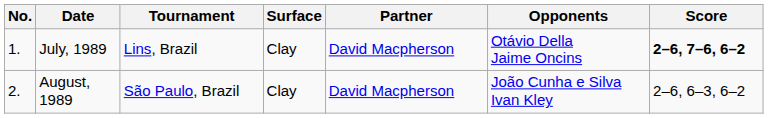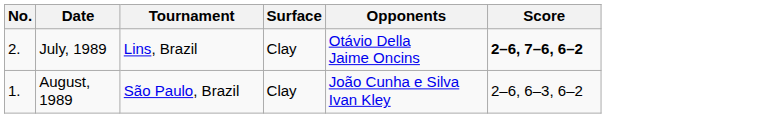- column: (406, 16)
(14, 49) 1. -> (14, 49) 2.
(14, 91) 2. -> (14, 91) 1.
